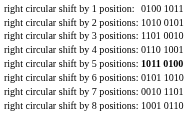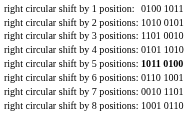(162, 50) 0110 1001 -> (162, 50) 0101 1010
(162, 78) 0101 1010 -> (162, 78) 0110 1001
